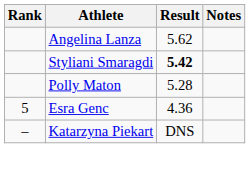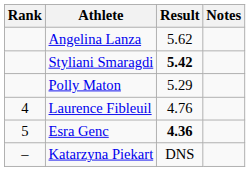(180, 85) 5.28 -> (180, 85) 5.29
+ row: (100, 108)
(180, 108) normal -> (180, 131) bold
